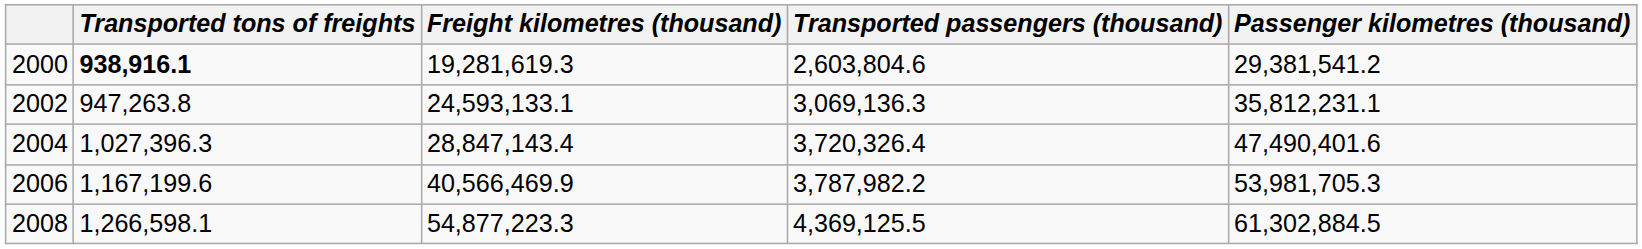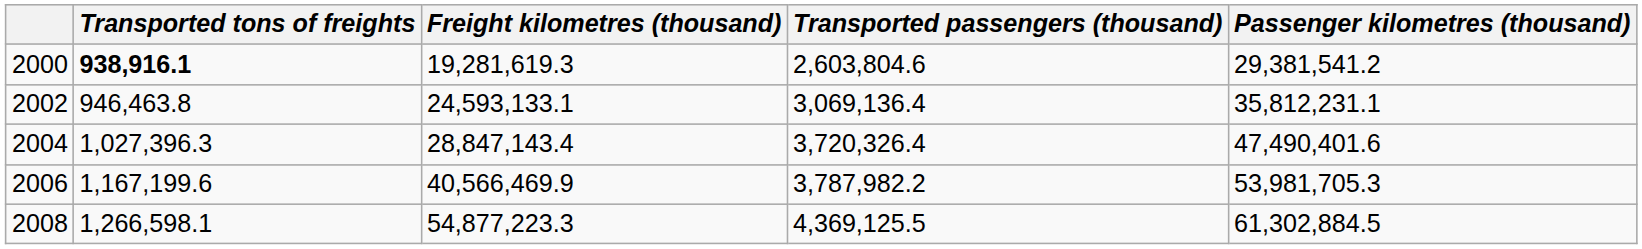(135, 104) 947,263.8 -> (135, 104) 946,463.8
(859, 104) 3,069,136.3 -> (859, 104) 3,069,136.4
